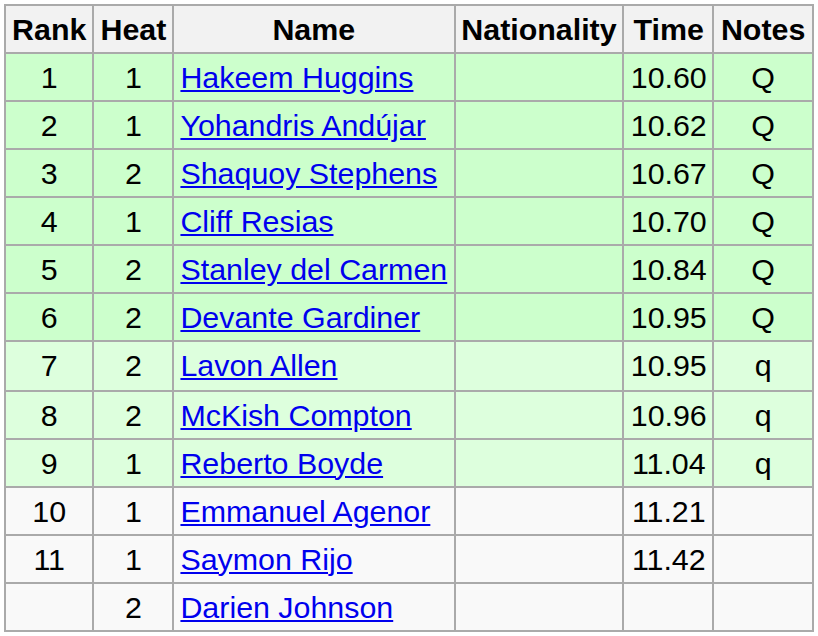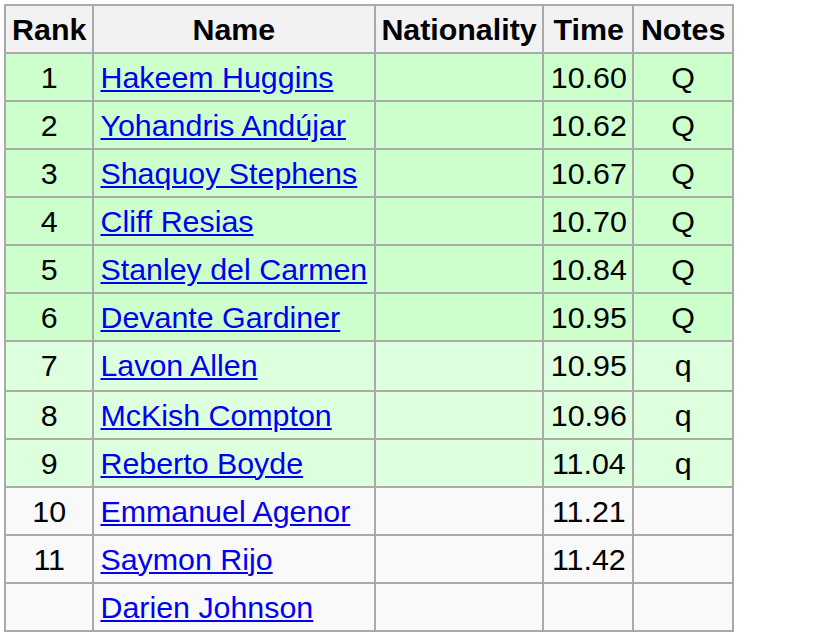- column: (133, 29)
